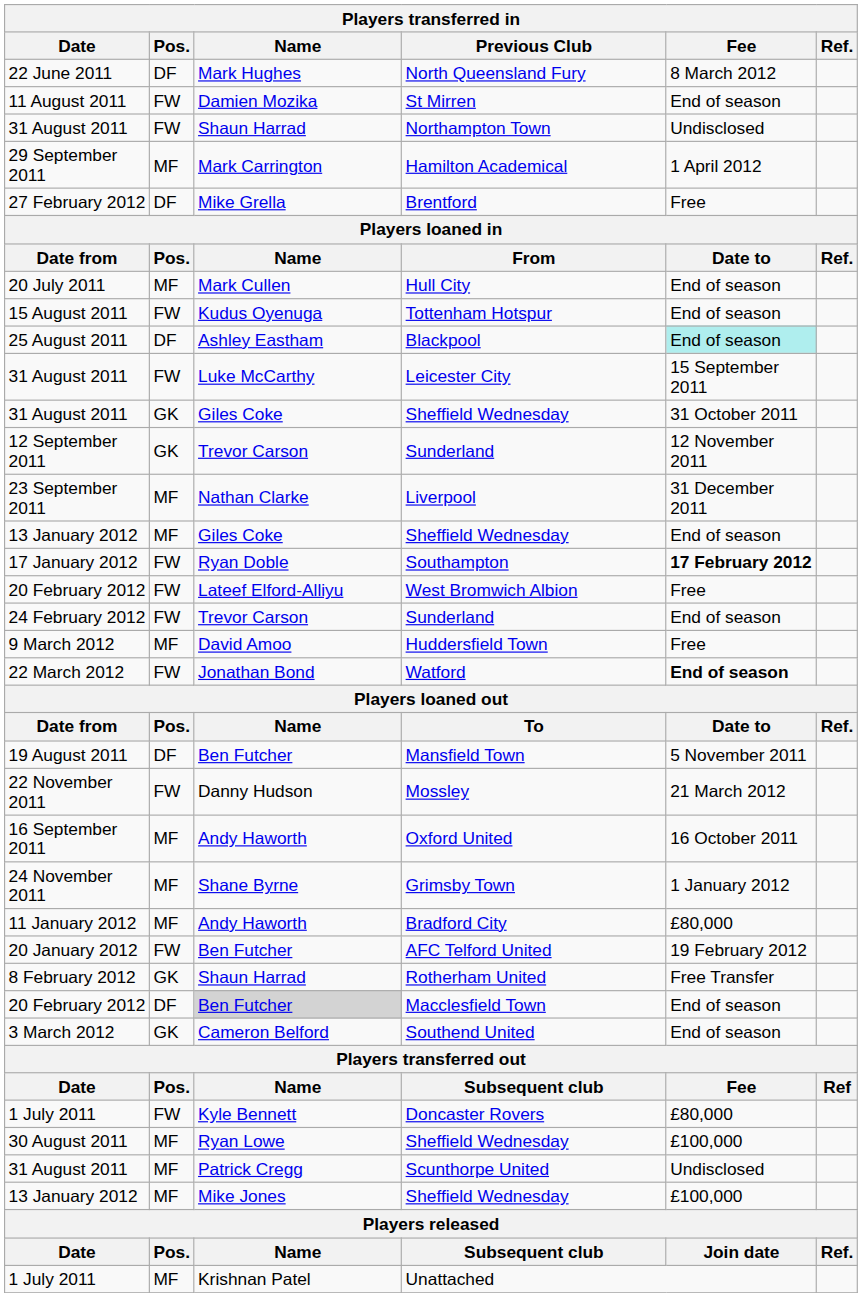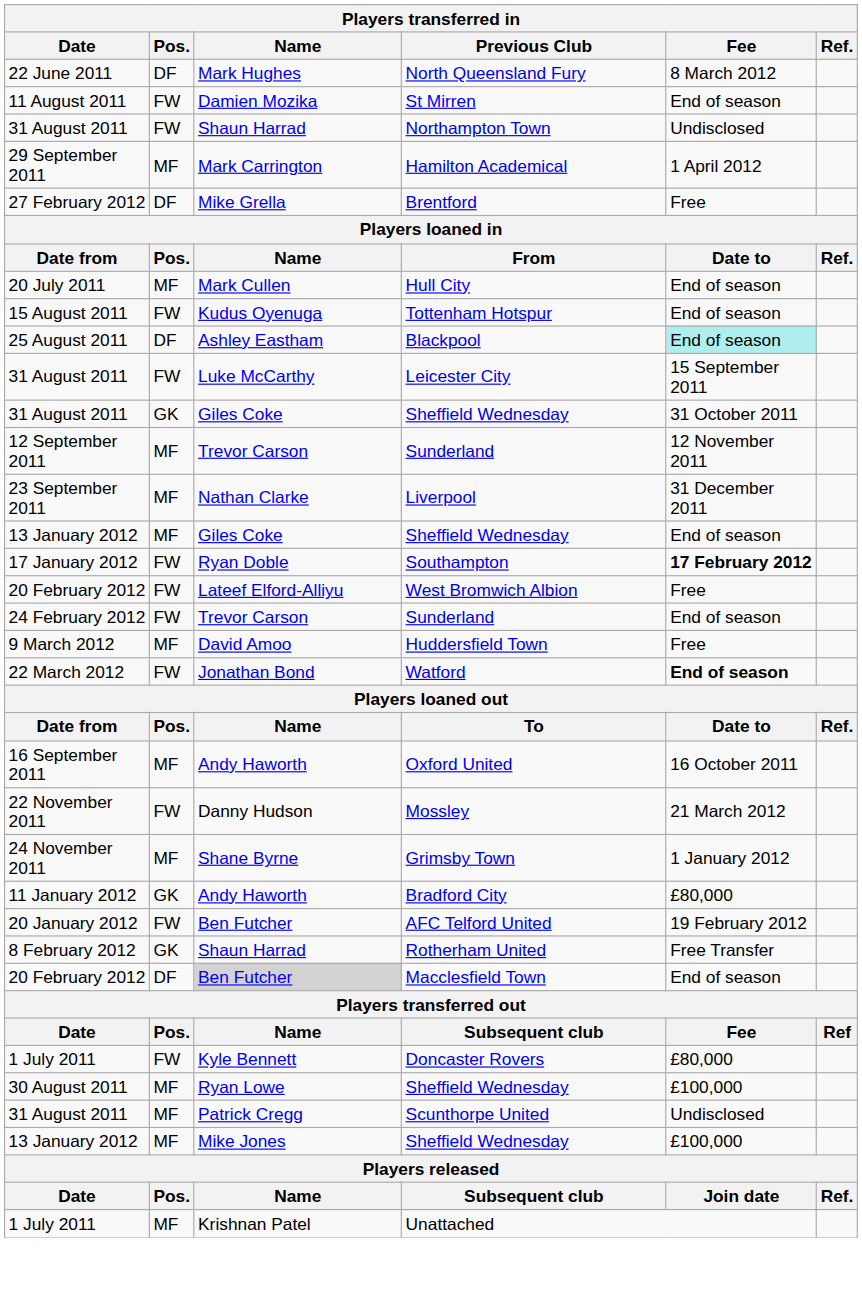(166, 451) GK -> (166, 451) MF
- row: (68, 754)
rows swapped: (63, 838) <-> (61, 791)
(166, 922) MF -> (166, 895) GK
- row: (62, 1032)
